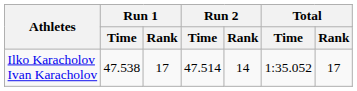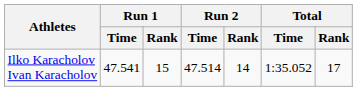(122, 68) 47.538 -> (122, 68) 47.541
(162, 68) 17 -> (162, 68) 15
